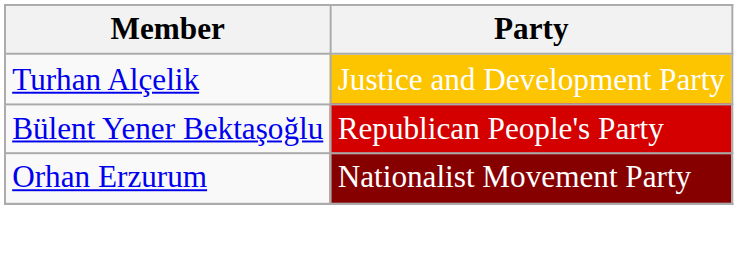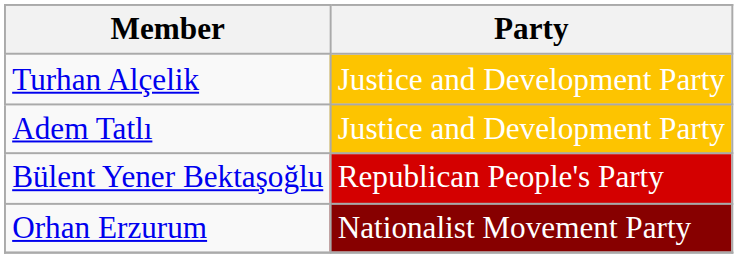+ row: (82, 128)
